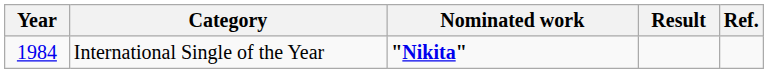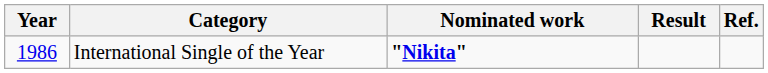(37, 52) 1984 -> (37, 52) 1986
